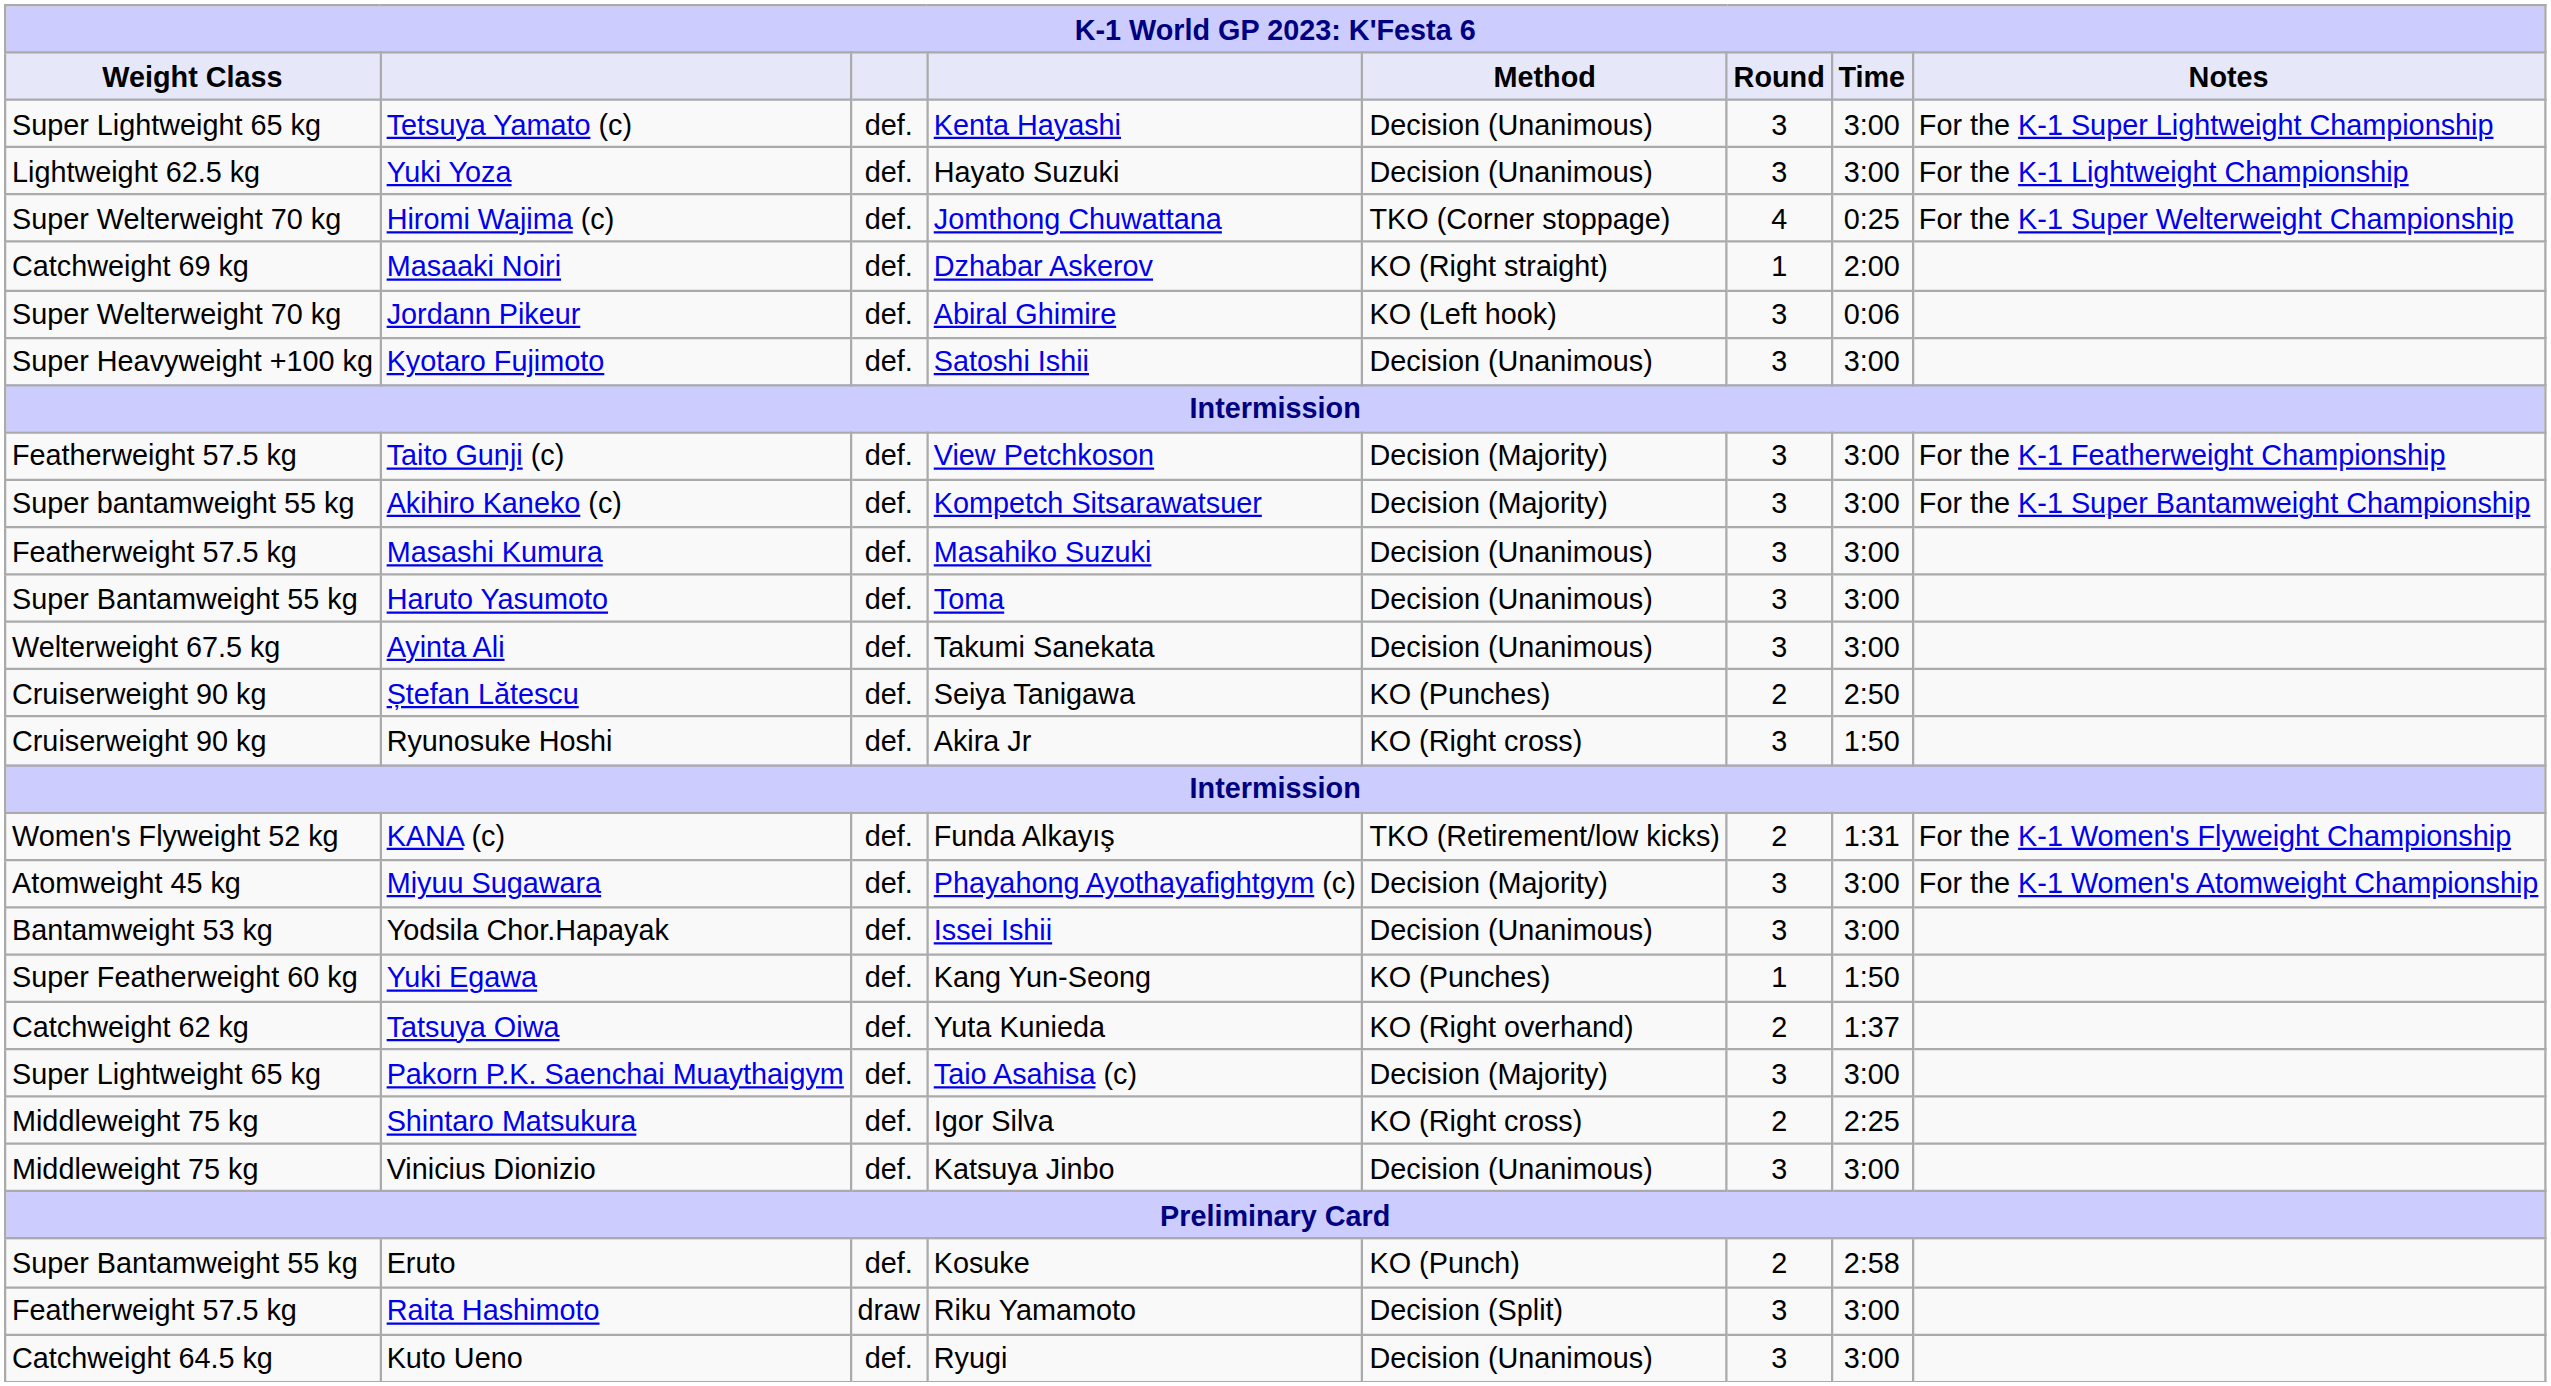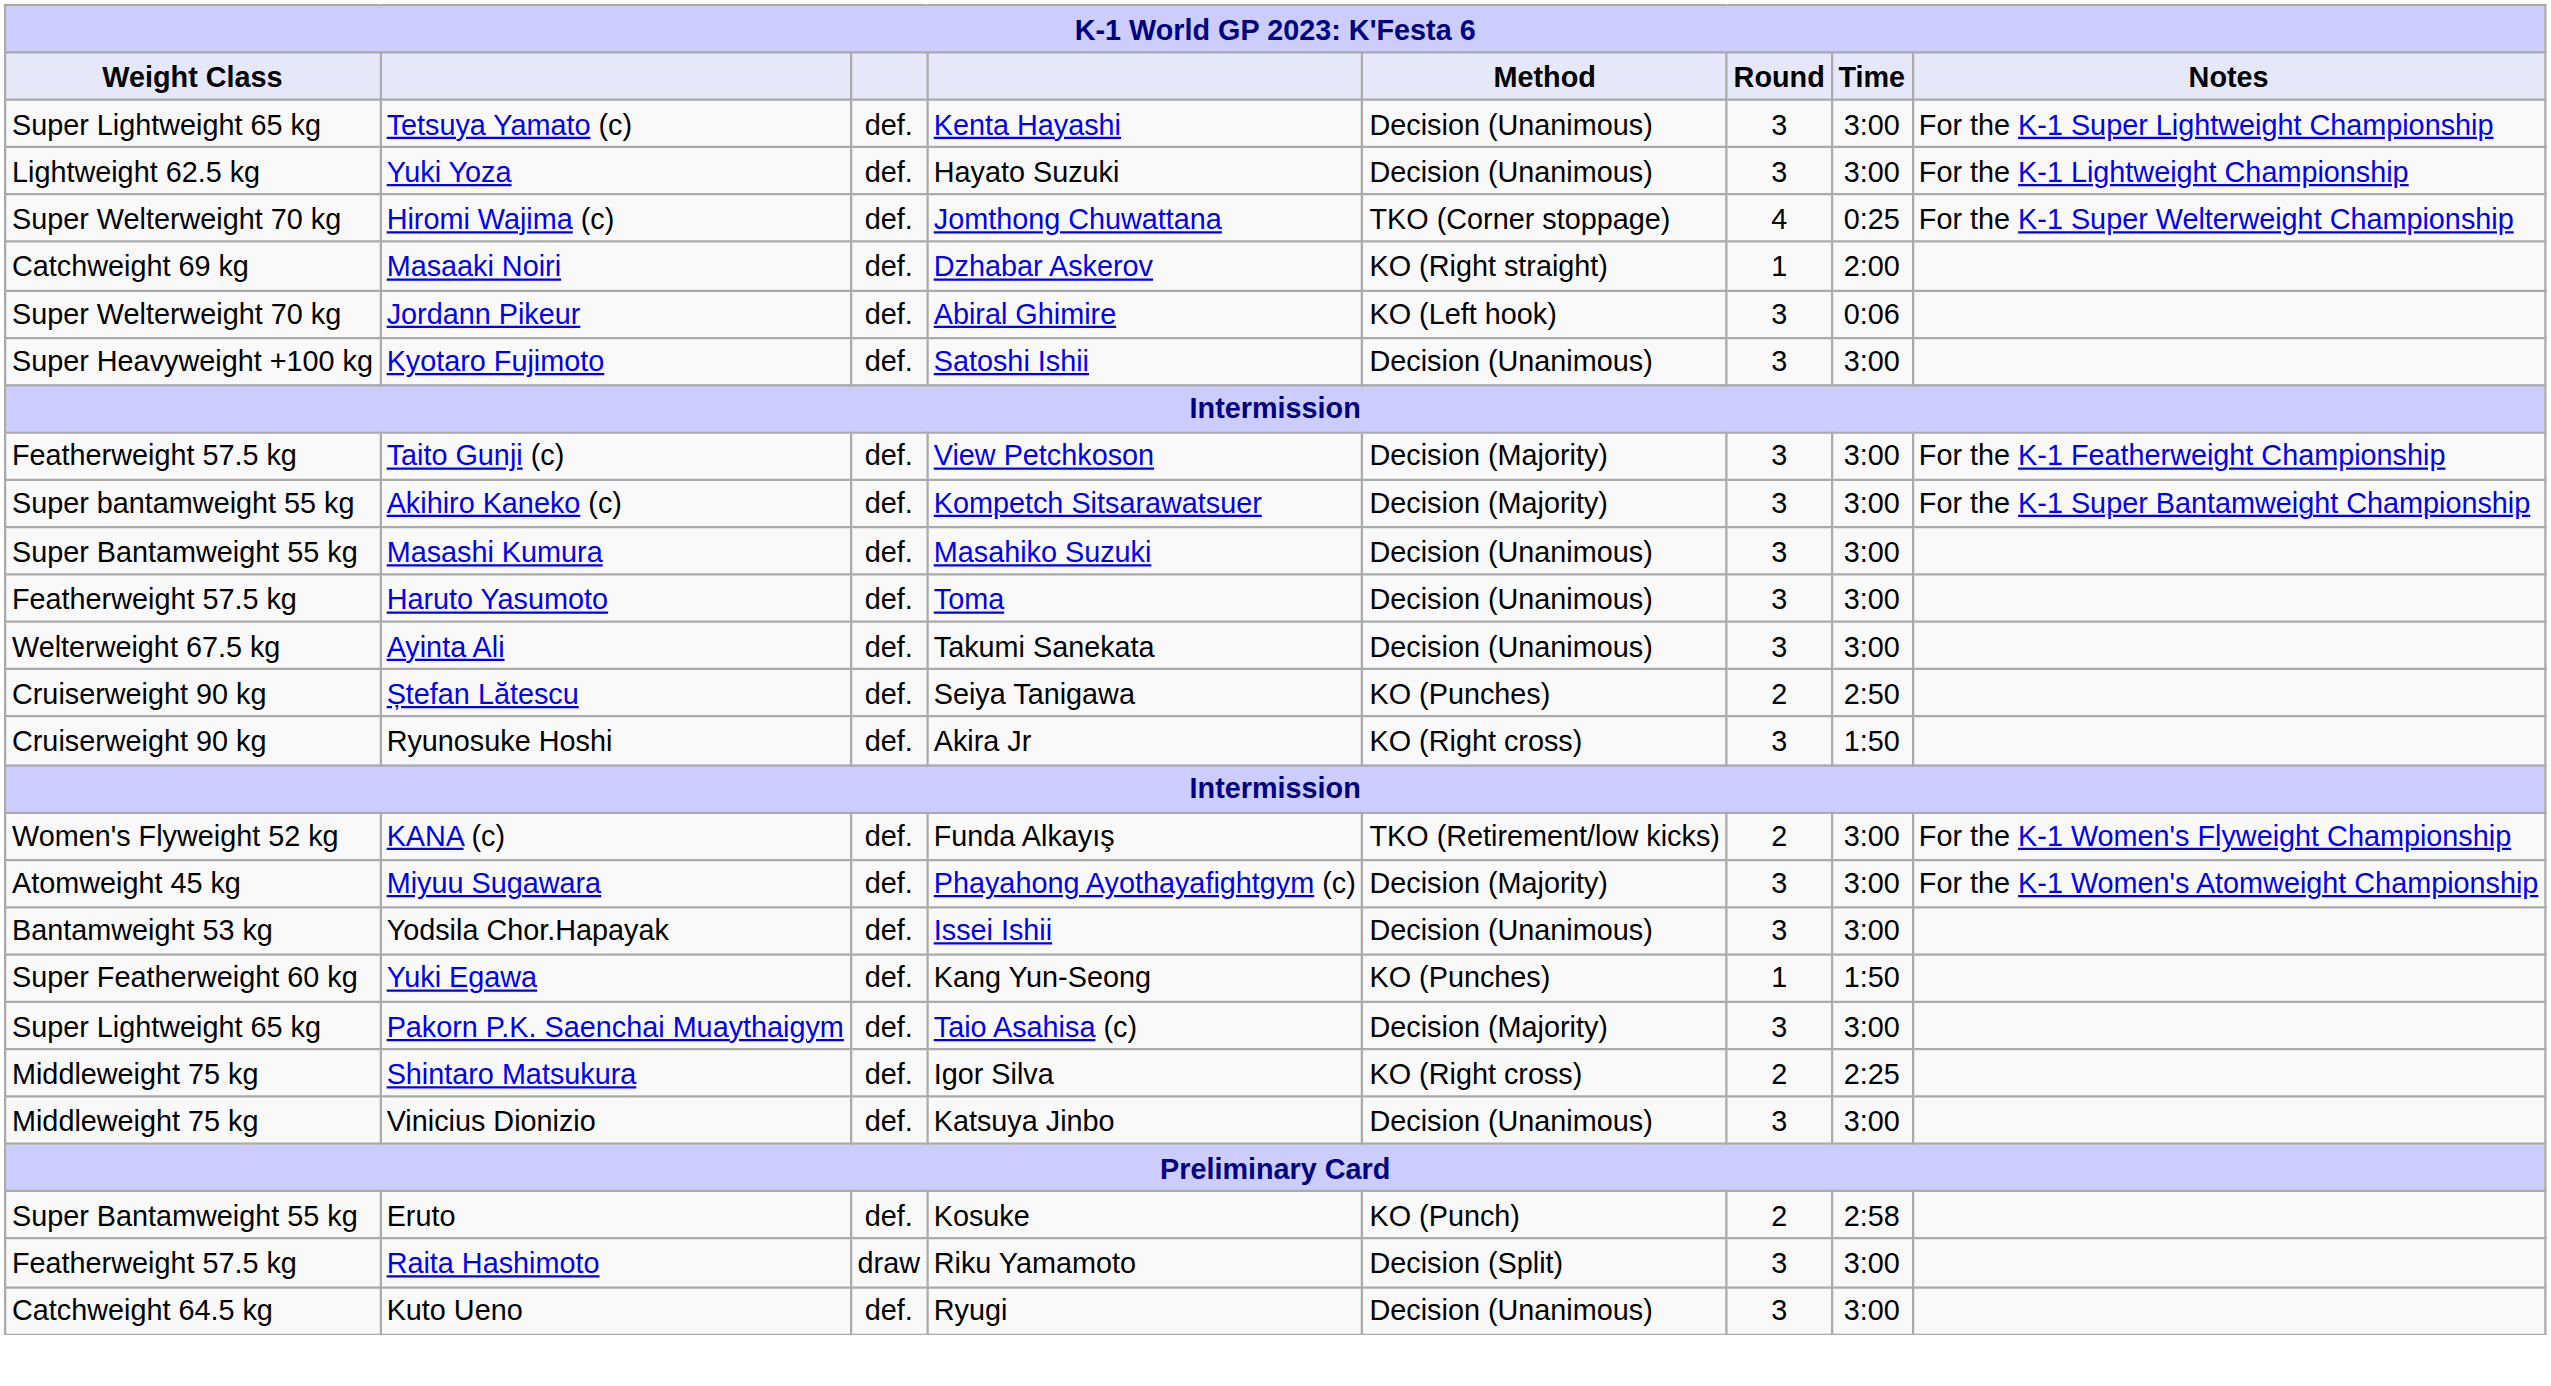(154, 551) Featherweight 57.5 kg -> (185, 551) Super Bantamweight 55 kg
(185, 598) Super Bantamweight 55 kg -> (154, 598) Featherweight 57.5 kg
(1872, 835) 1:31 -> (1872, 835) 3:00
- row: (473, 1025)
